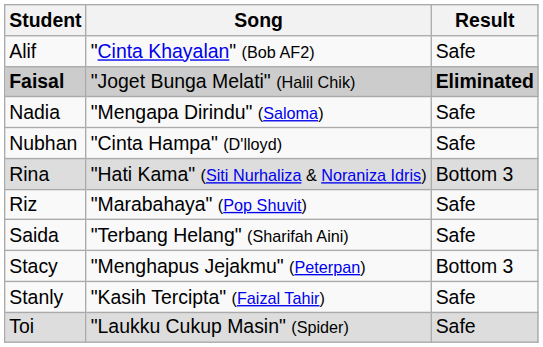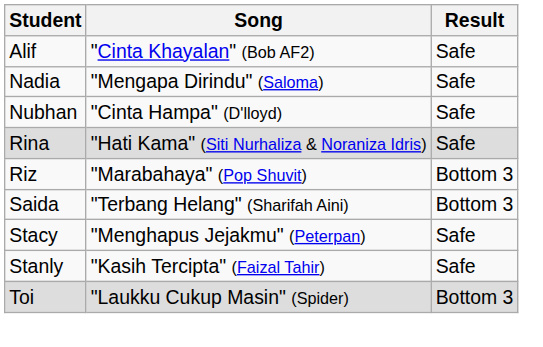- row: (37, 82)
(475, 174) Bottom 3 -> (456, 143) Safe
(456, 205) Safe -> (475, 174) Bottom 3
(456, 235) Safe -> (475, 205) Bottom 3
(475, 266) Bottom 3 -> (456, 235) Safe
(456, 328) Safe -> (475, 297) Bottom 3
